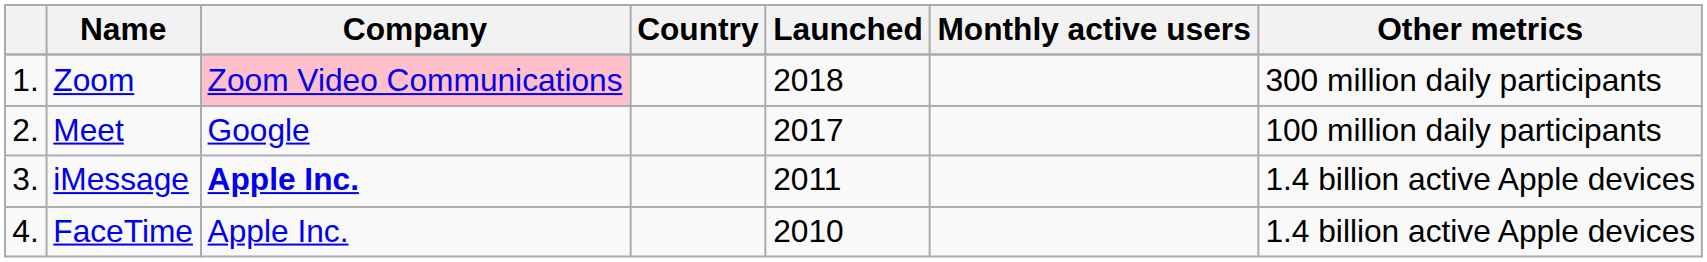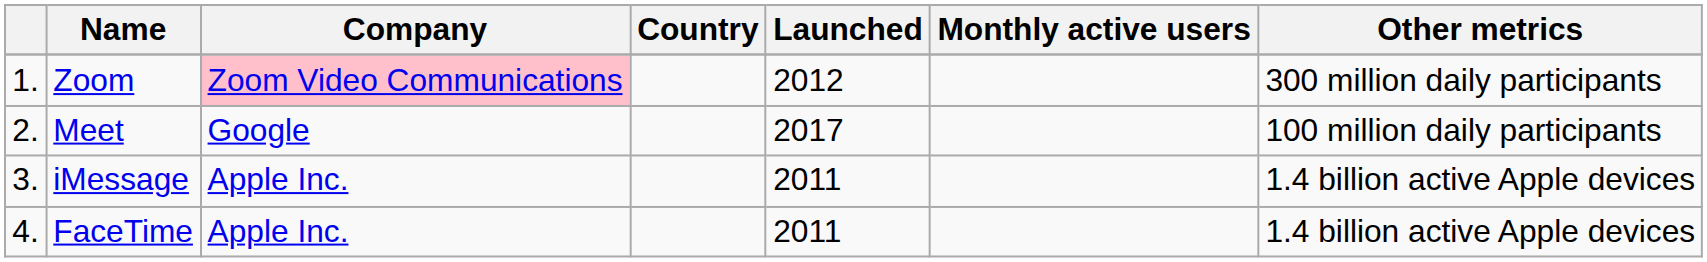(808, 79) 2018 -> (808, 79) 2012
(283, 180) bold -> (278, 180) normal
(808, 230) 2010 -> (807, 230) 2011
